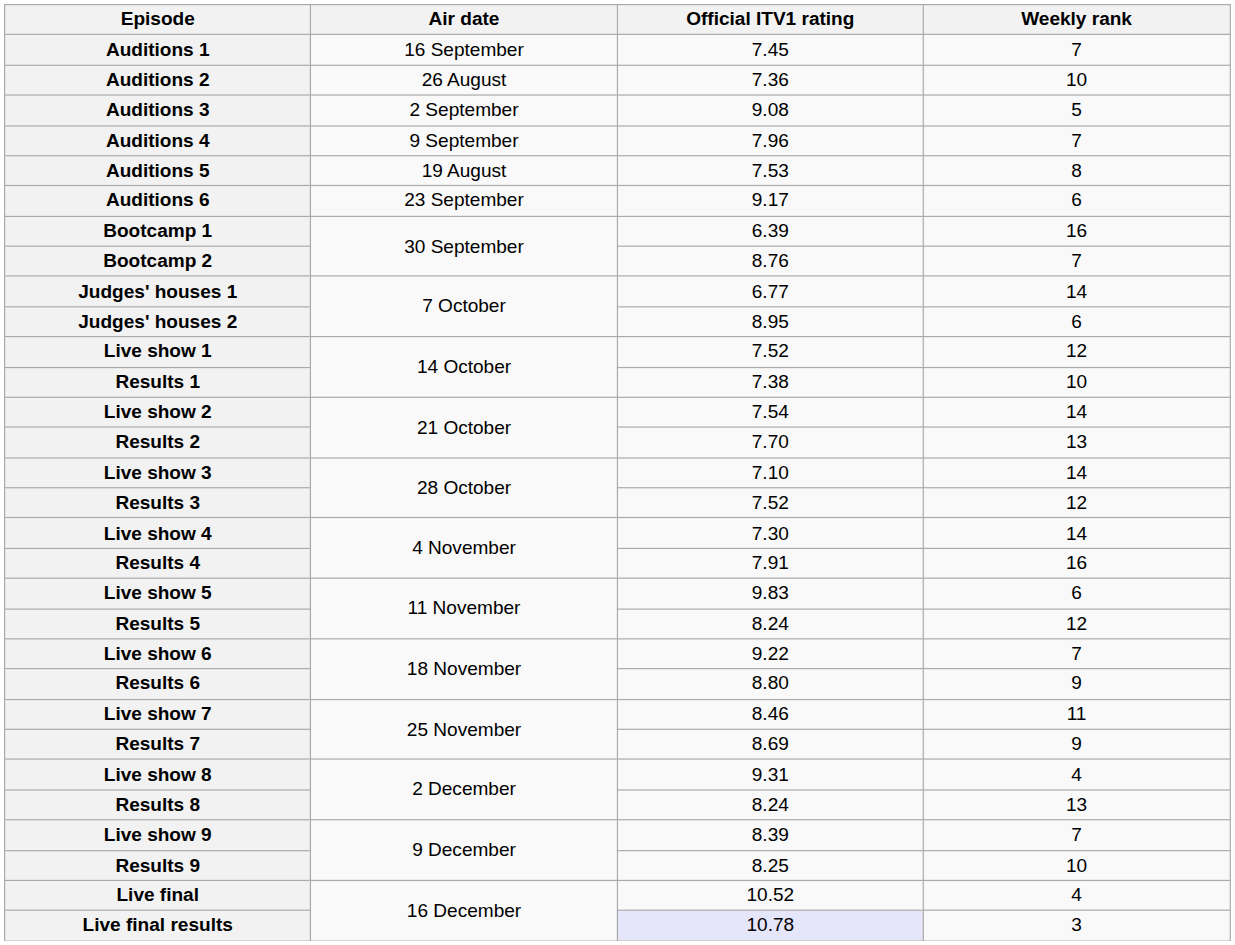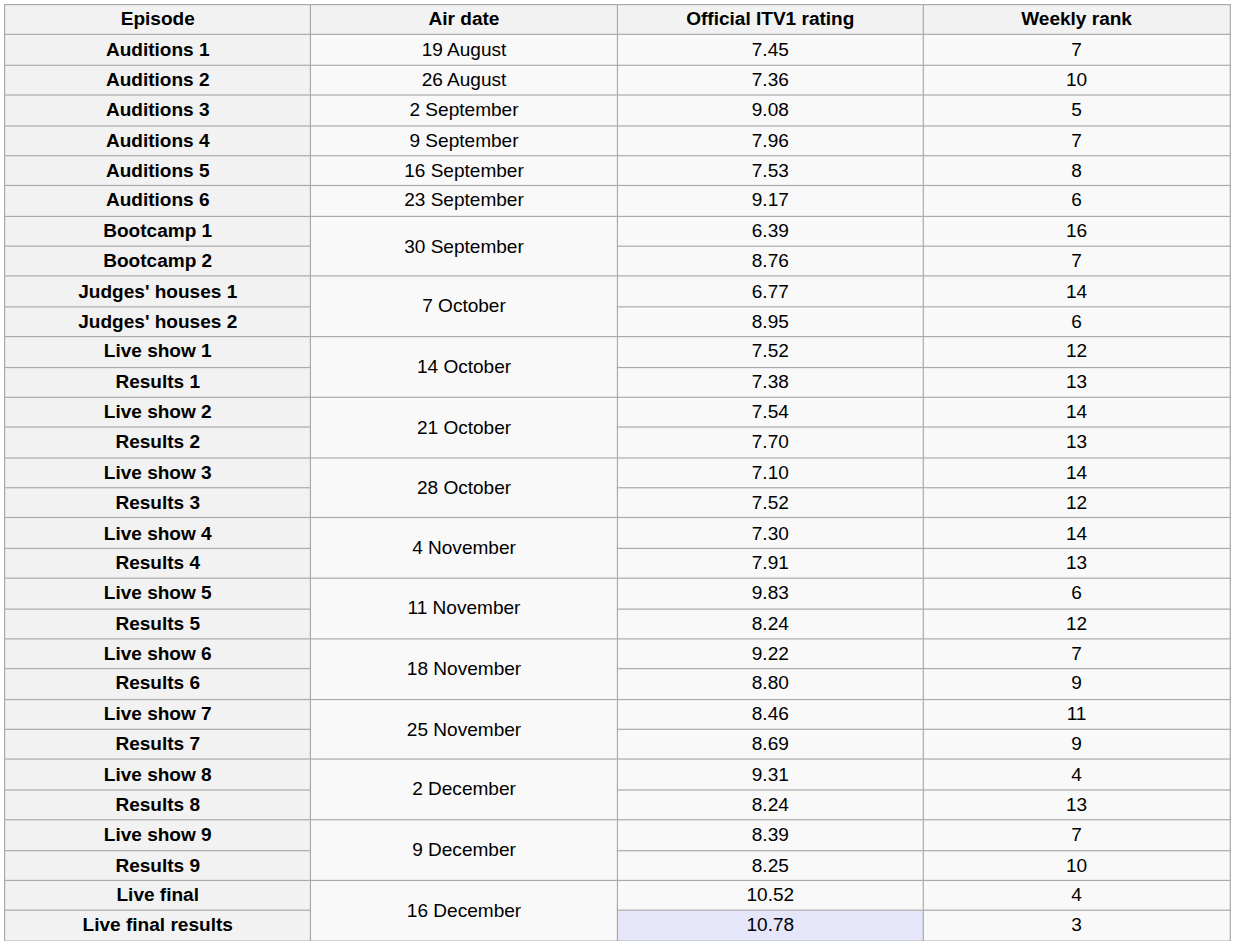(464, 49) 16 September -> (464, 49) 19 August
(464, 170) 19 August -> (464, 170) 16 September
(1077, 381) 10 -> (1077, 381) 13
(1077, 563) 16 -> (1077, 563) 13
